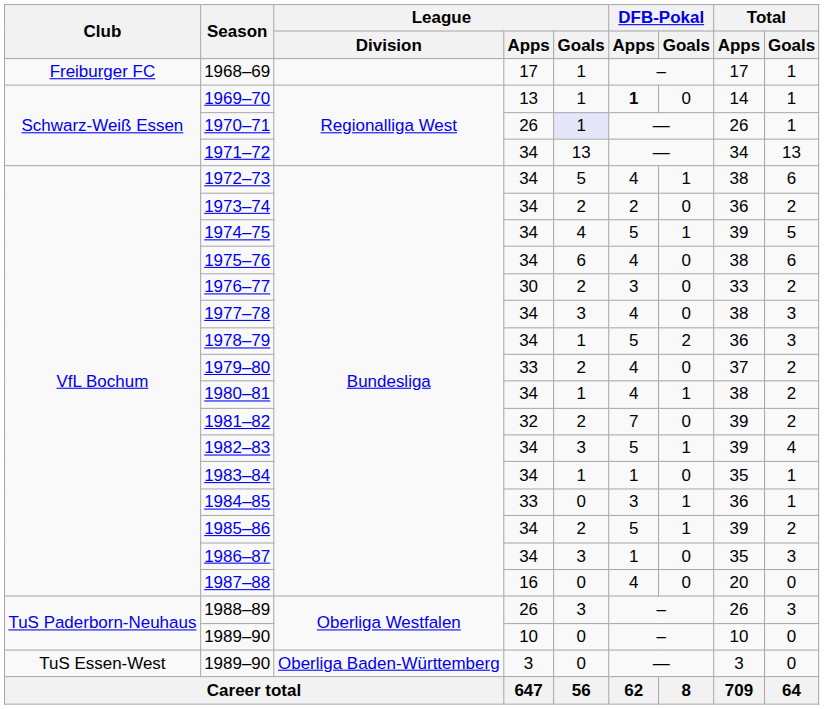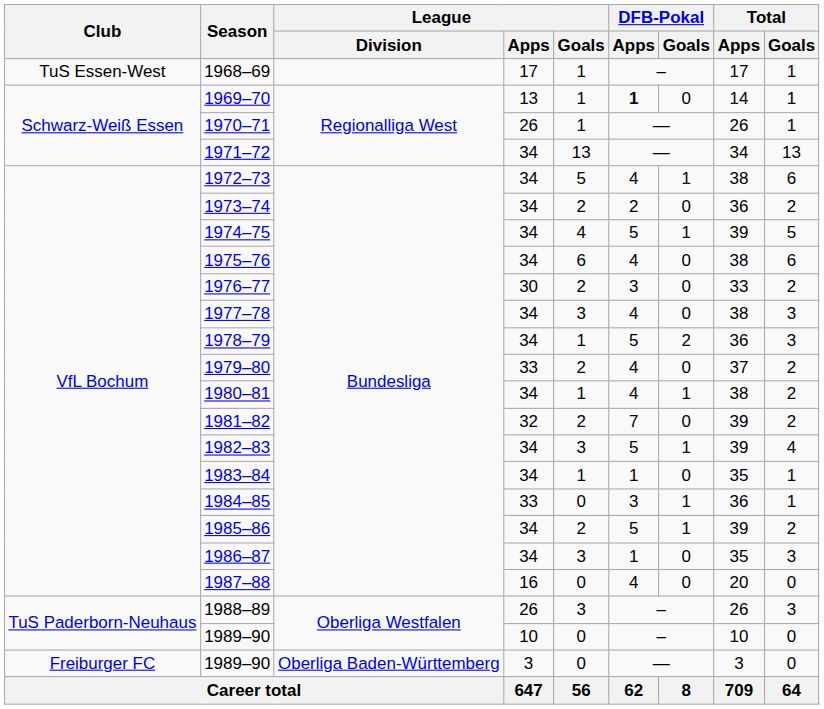(102, 71) Freiburger FC -> (102, 71) TuS Essen-West
(581, 125) lavender background -> (581, 125) no background
(102, 663) TuS Essen-West -> (102, 663) Freiburger FC
